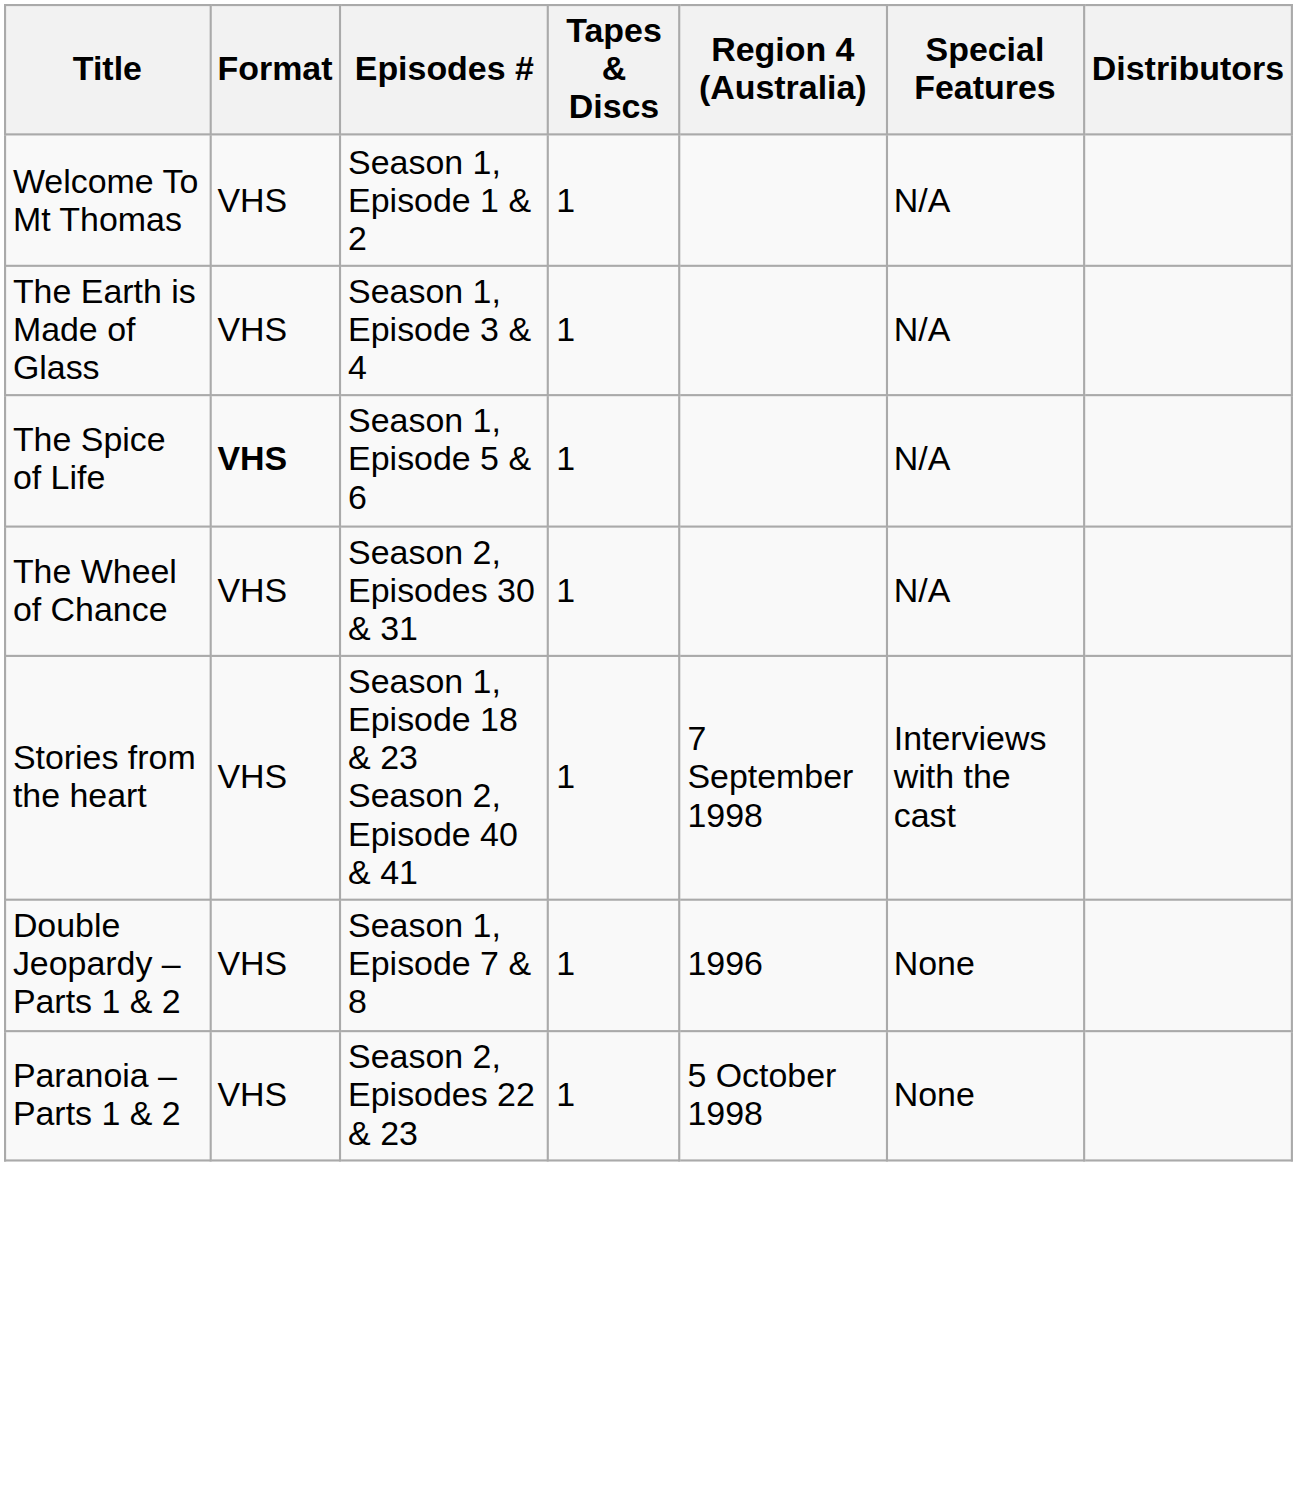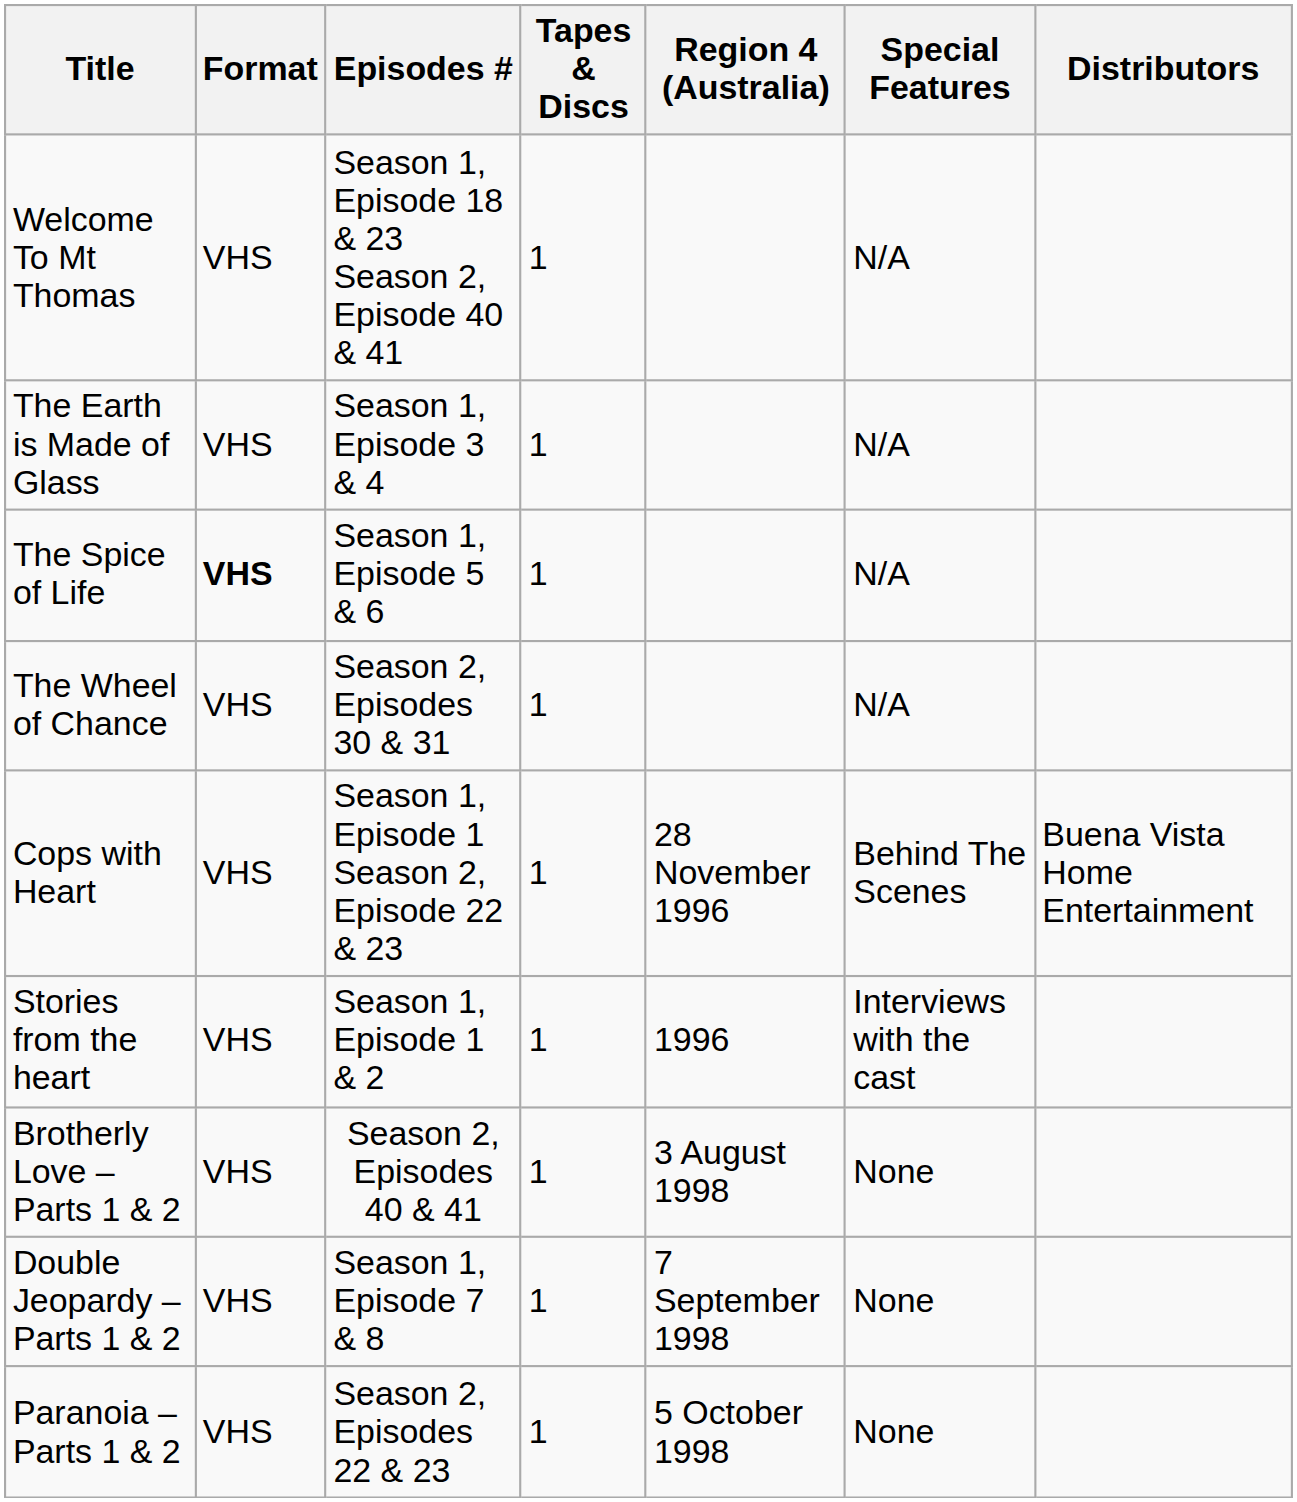(440, 199) Season 1, Episode 1 & 2 -> (418, 256) Season 1, Episode 18 & 23 Season 2, Episode 40 & 41
+ row: (87, 872)
(433, 777) Season 1, Episode 18 & 23 Season 2, Episode 40 & 41 -> (410, 1041) Season 1, Episode 1 & 2
(770, 777) 7 September 1998 -> (692, 1041) 1996
+ row: (97, 1171)
(725, 964) 1996 -> (737, 1301) 7 September 1998
